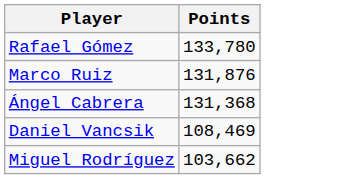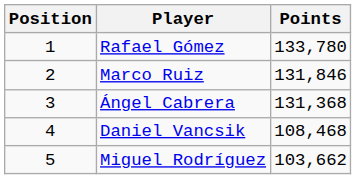+ column: (50, 19)
(219, 75) 131,876 -> (311, 75) 131,846
(219, 131) 108,469 -> (311, 131) 108,468
